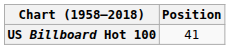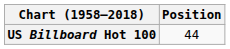(192, 35) 41 -> (192, 35) 44
